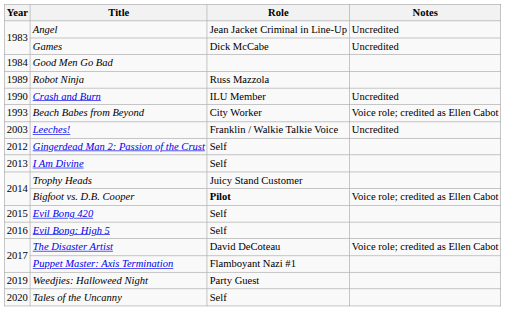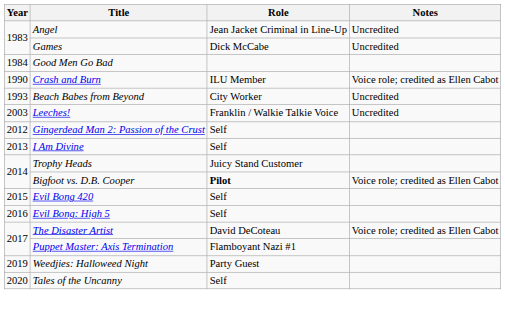- row: (58, 79)
(375, 96) Uncredited -> (425, 79) Voice role; credited as Ellen Cabot
(425, 113) Voice role; credited as Ellen Cabot -> (375, 96) Uncredited
